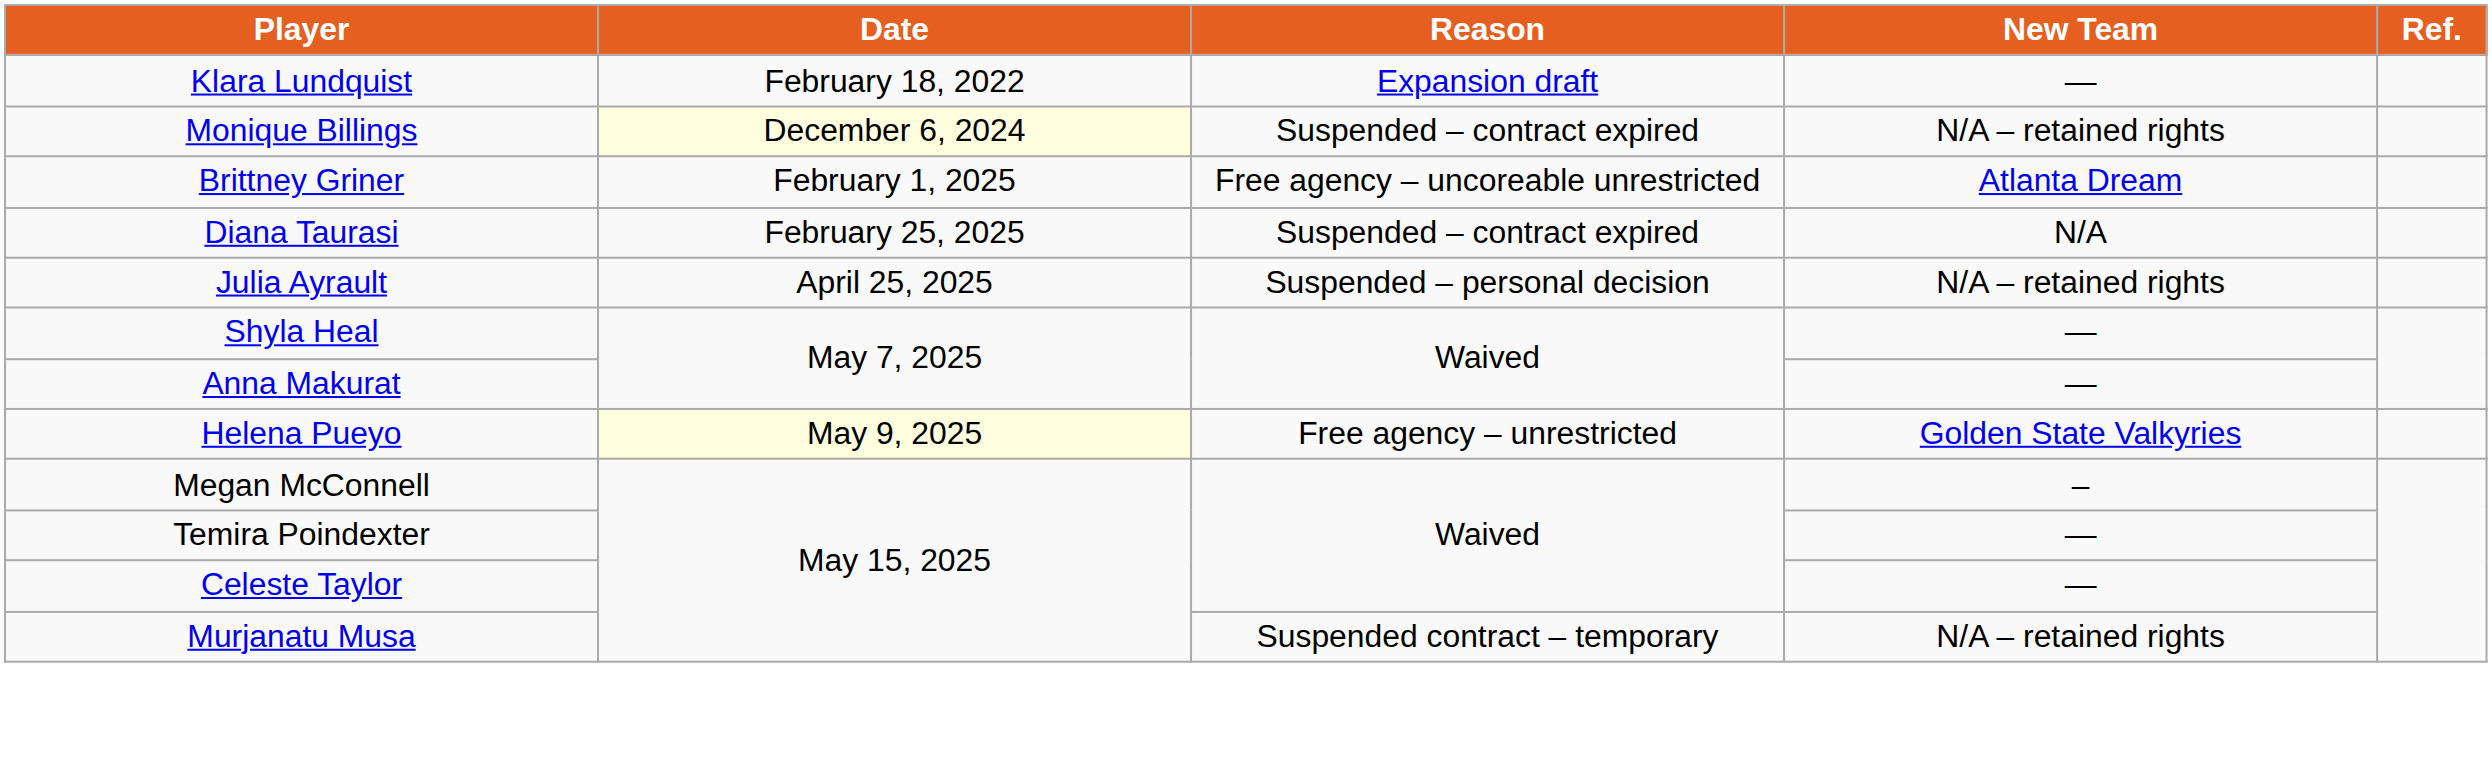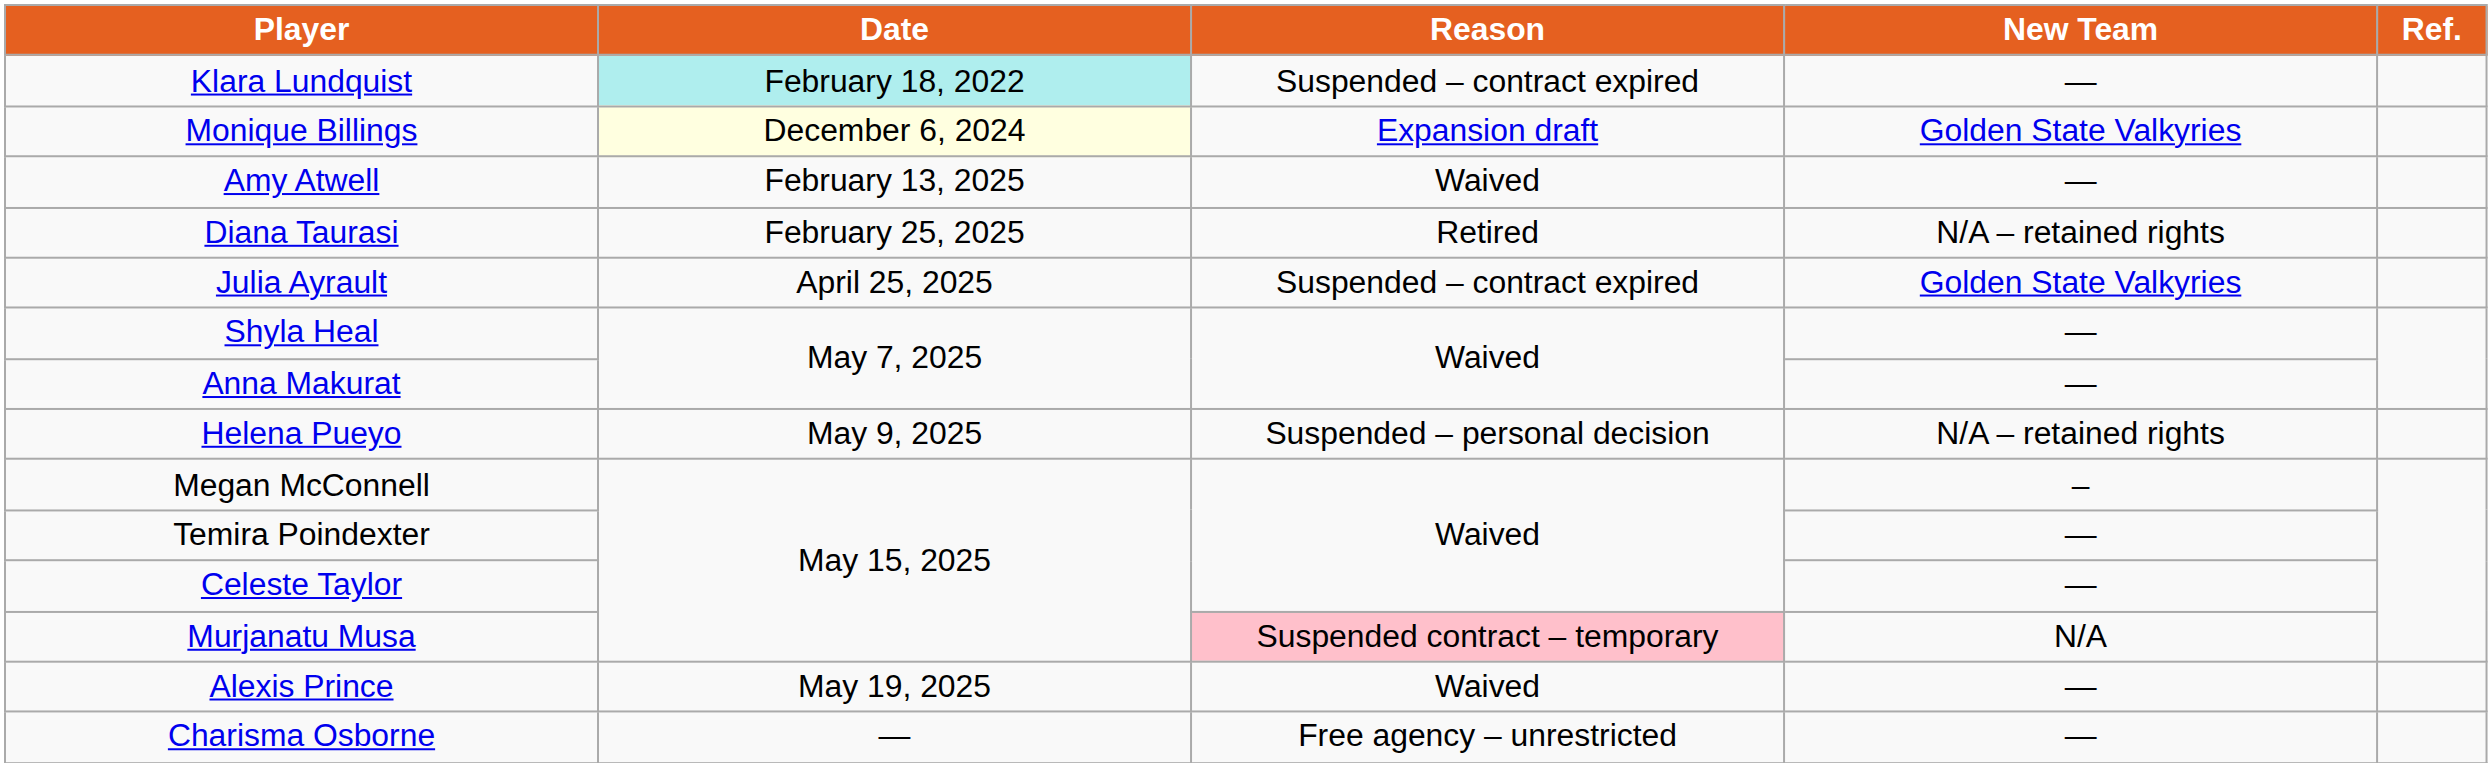(895, 80) no background -> (895, 80) paleturquoise background
(1488, 80) Expansion draft -> (1488, 80) Suspended – contract expired
(1488, 130) Suspended – contract expired -> (1488, 130) Expansion draft
(2081, 130) N/A – retained rights -> (2081, 130) Golden State Valkyries
- row: (301, 181)
+ row: (302, 181)
(1488, 231) Suspended – contract expired -> (1488, 231) Retired
(2081, 231) N/A -> (2081, 231) N/A – retained rights
(1488, 282) Suspended – personal decision -> (1488, 282) Suspended – contract expired
(2081, 282) N/A – retained rights -> (2081, 282) Golden State Valkyries
(895, 433) lightyellow background -> (895, 433) no background
(1488, 433) Free agency – unrestricted -> (1488, 433) Suspended – personal decision
(2081, 433) Golden State Valkyries -> (2081, 433) N/A – retained rights
(1488, 635) no background -> (1488, 635) pink background
(2081, 635) N/A – retained rights -> (2081, 635) N/A
+ row: (301, 686)
+ row: (302, 736)
